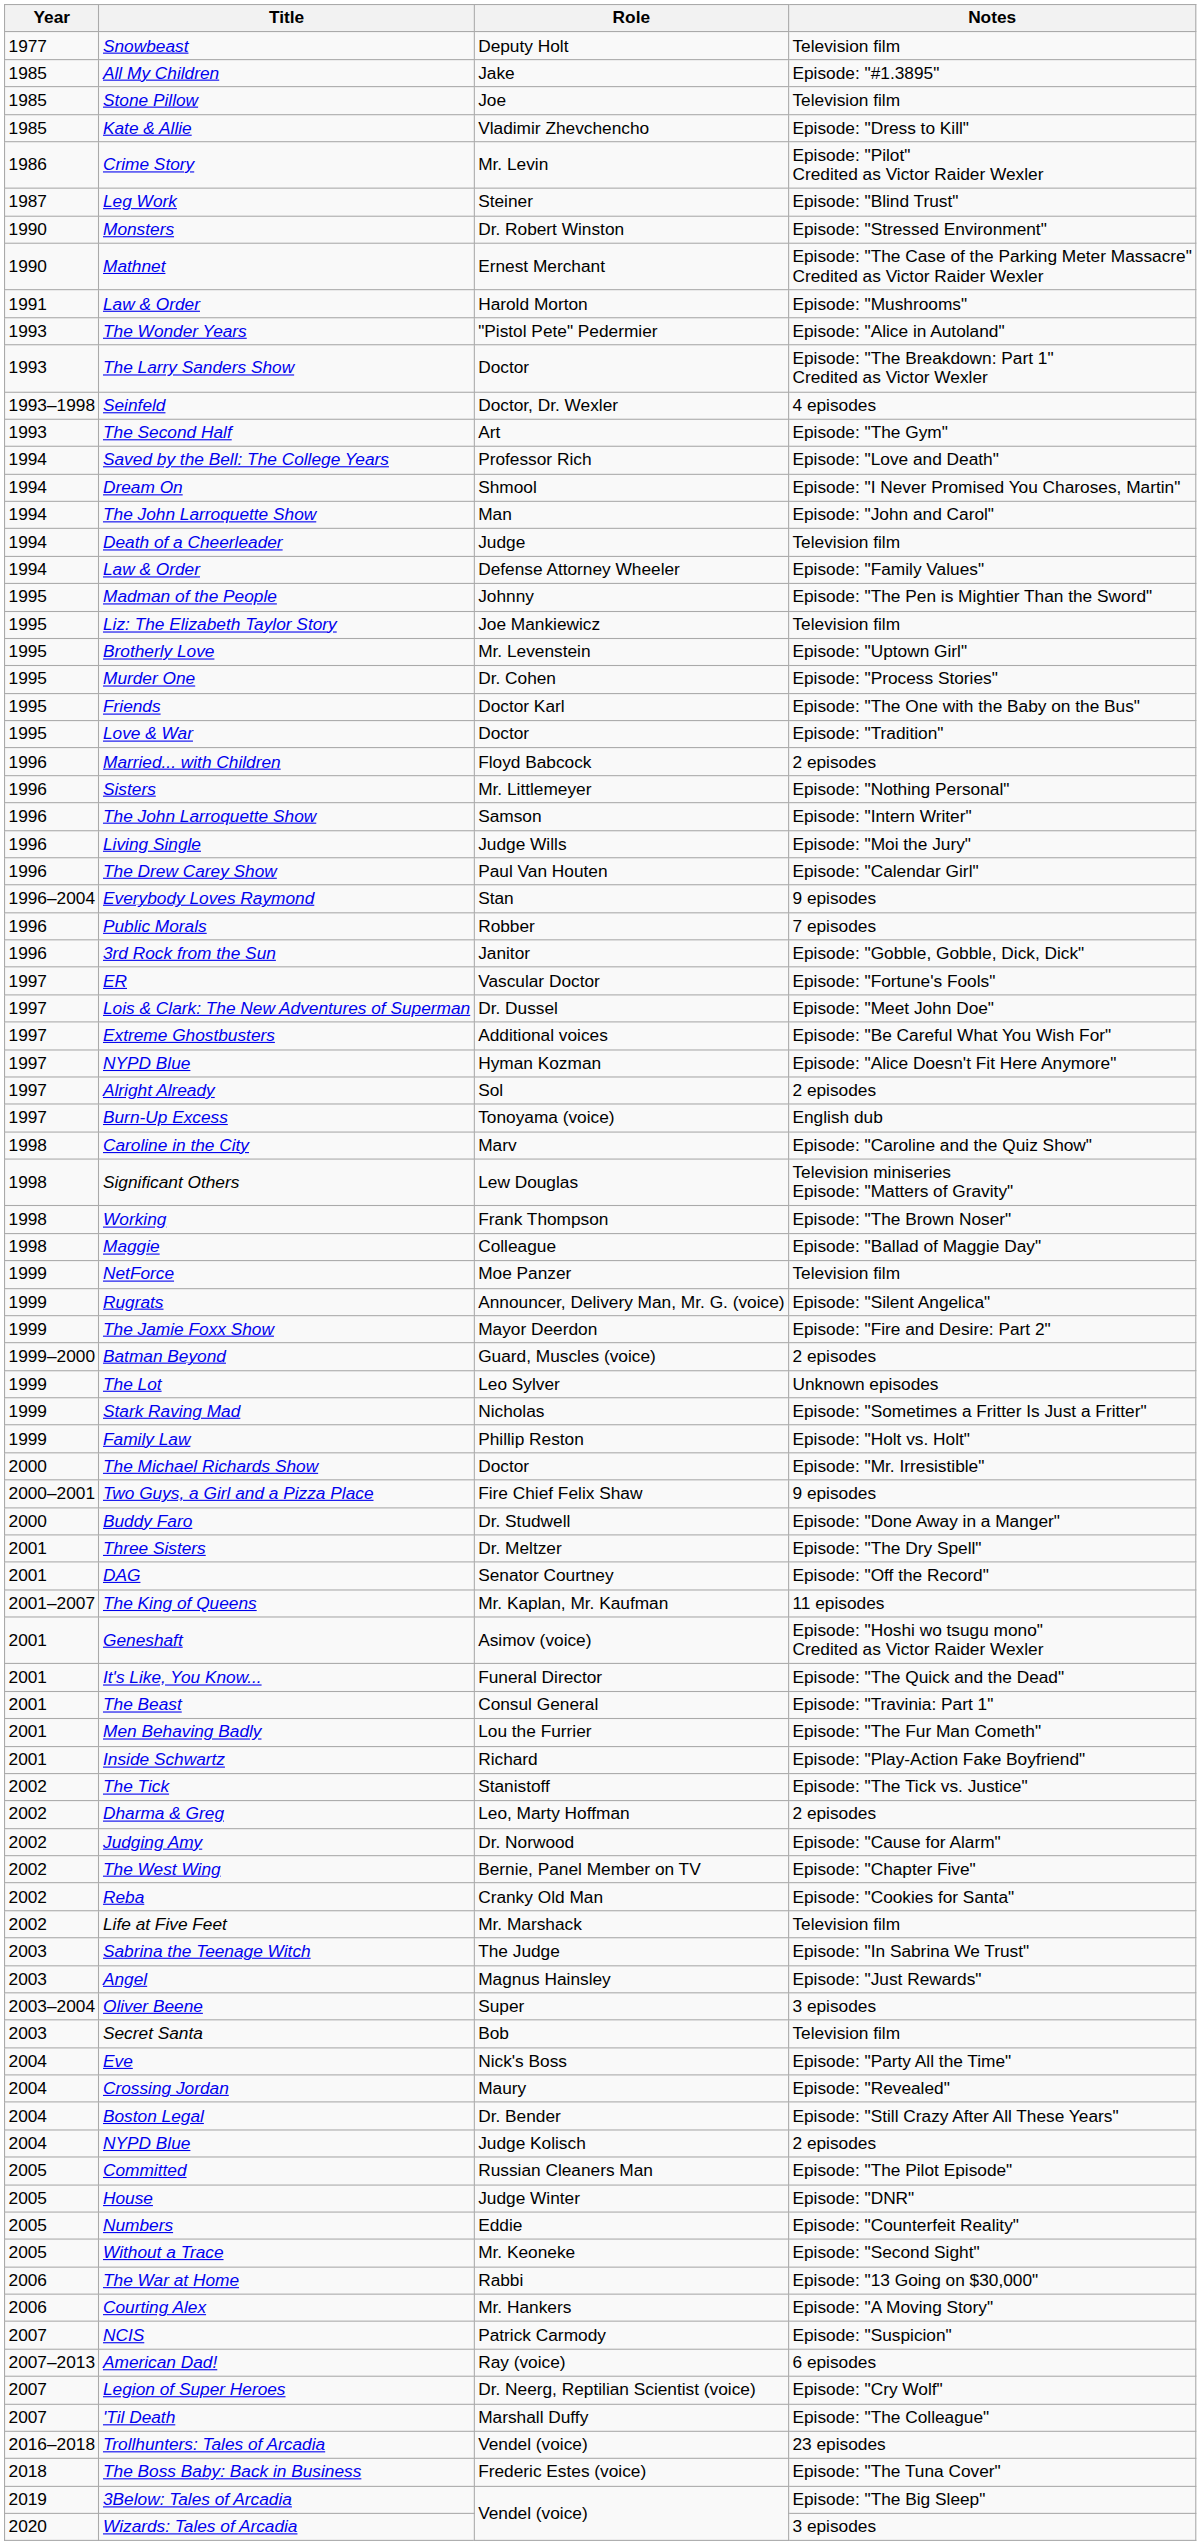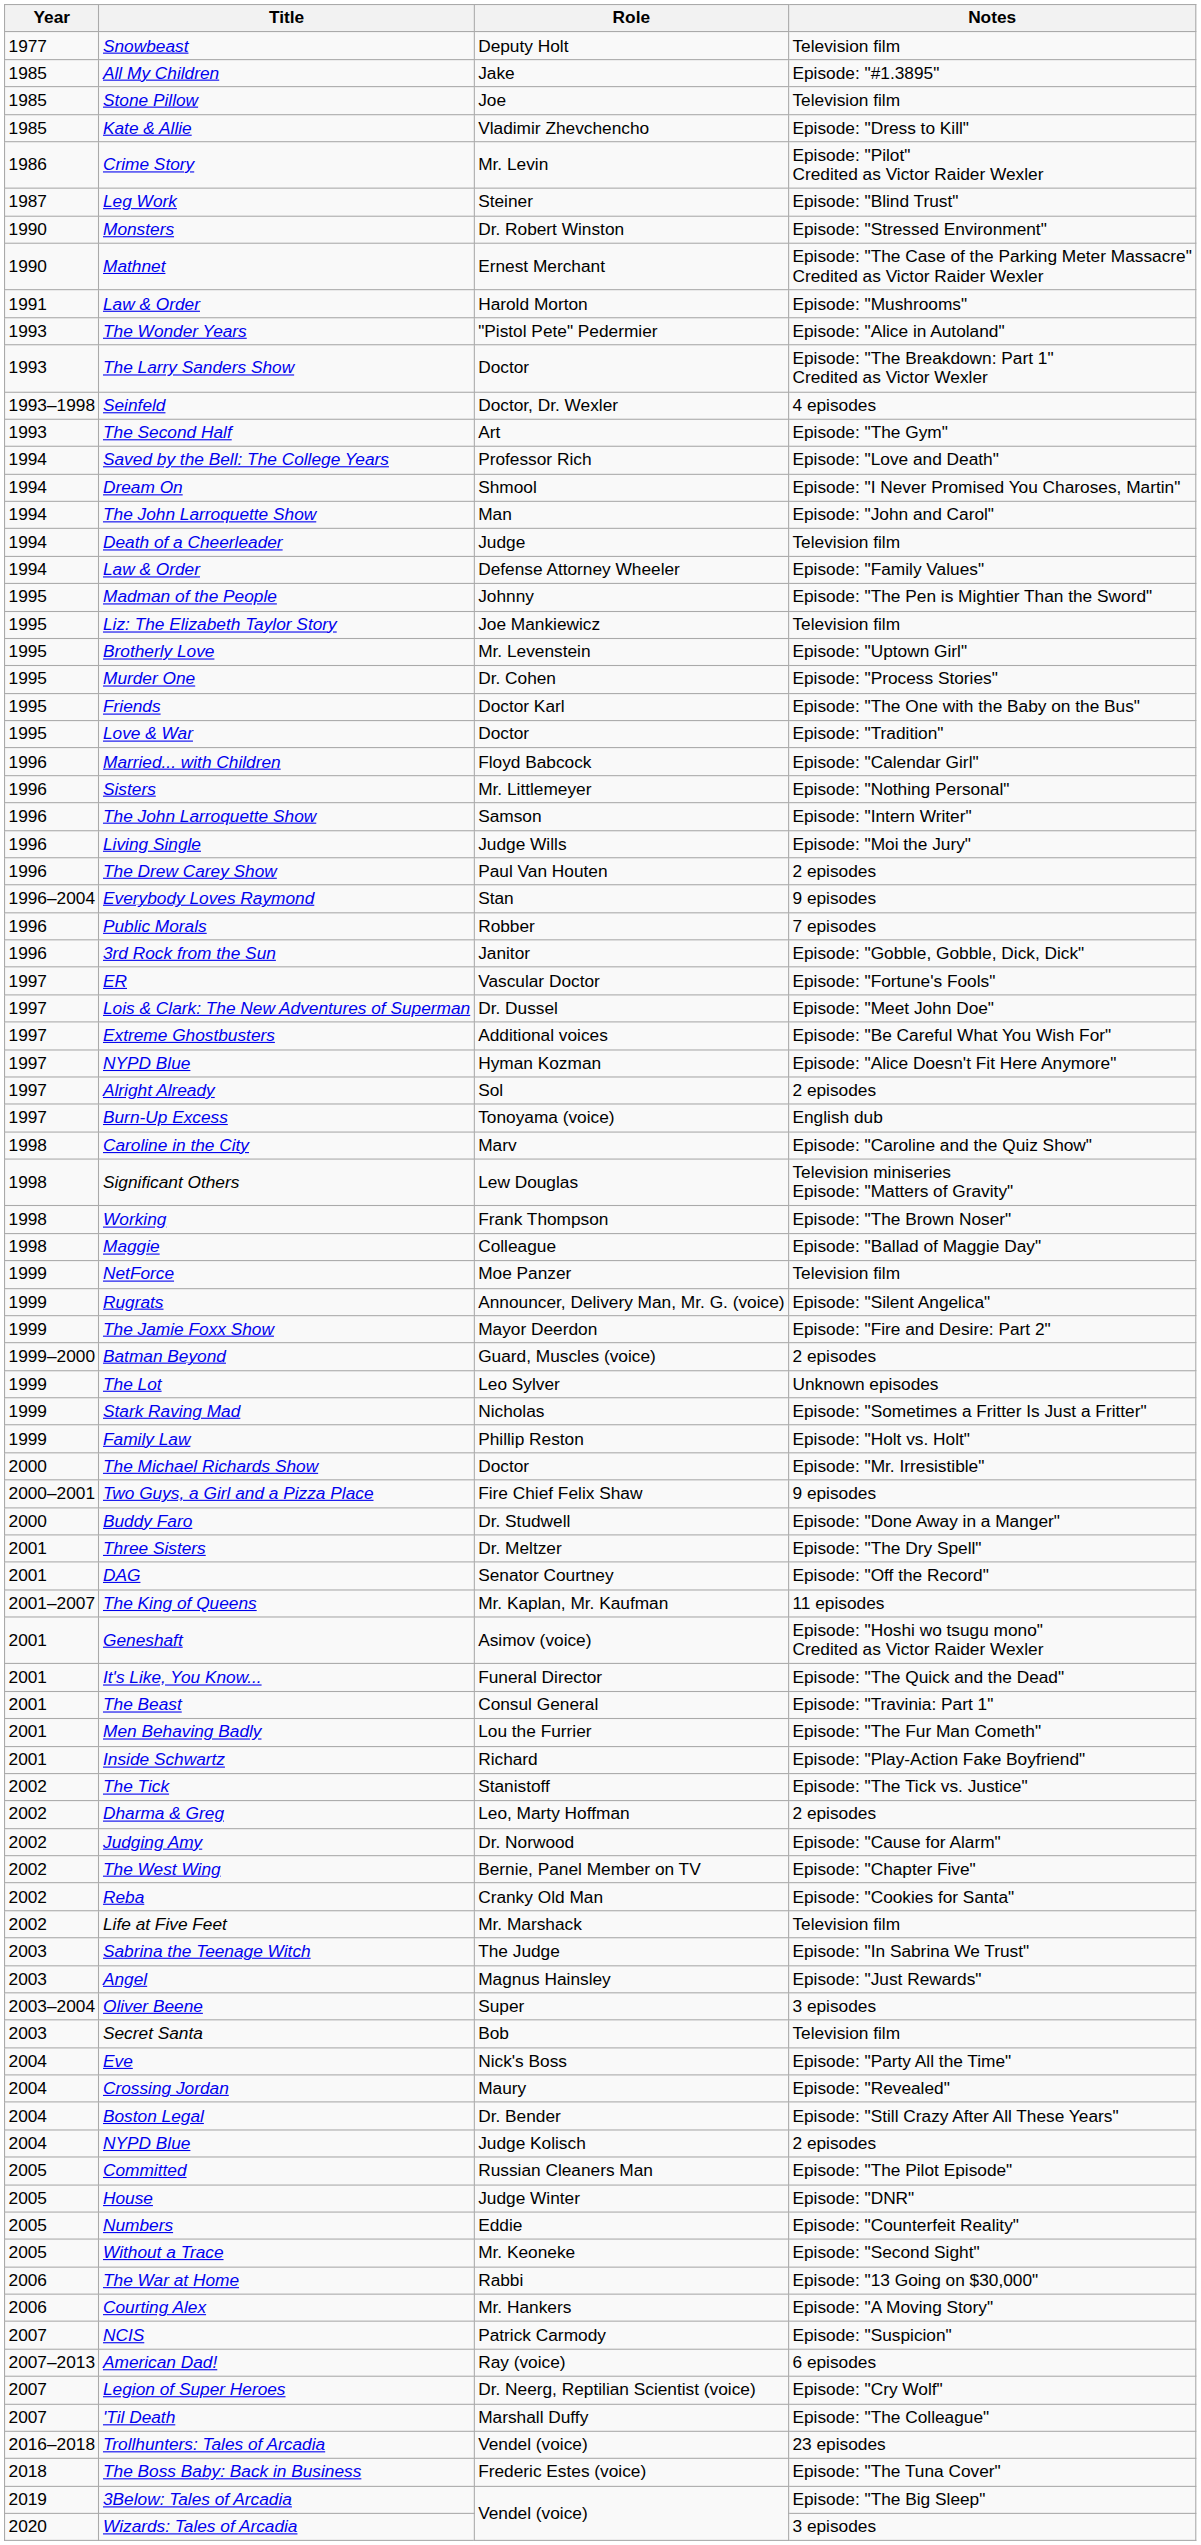(834, 761) 2 episodes -> (886, 761) Episode: "Calendar Girl"
(886, 871) Episode: "Calendar Girl" -> (834, 871) 2 episodes
